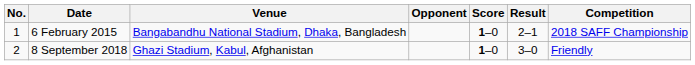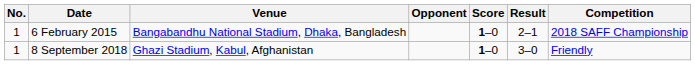(16, 50) 2 -> (16, 50) 1
